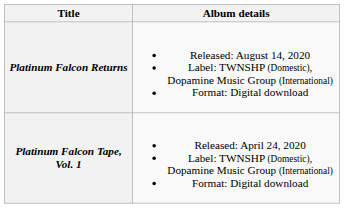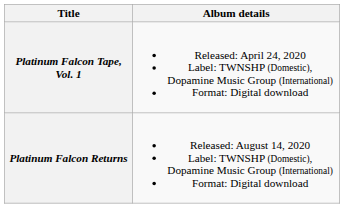rows swapped: (69, 158) <-> (69, 67)
